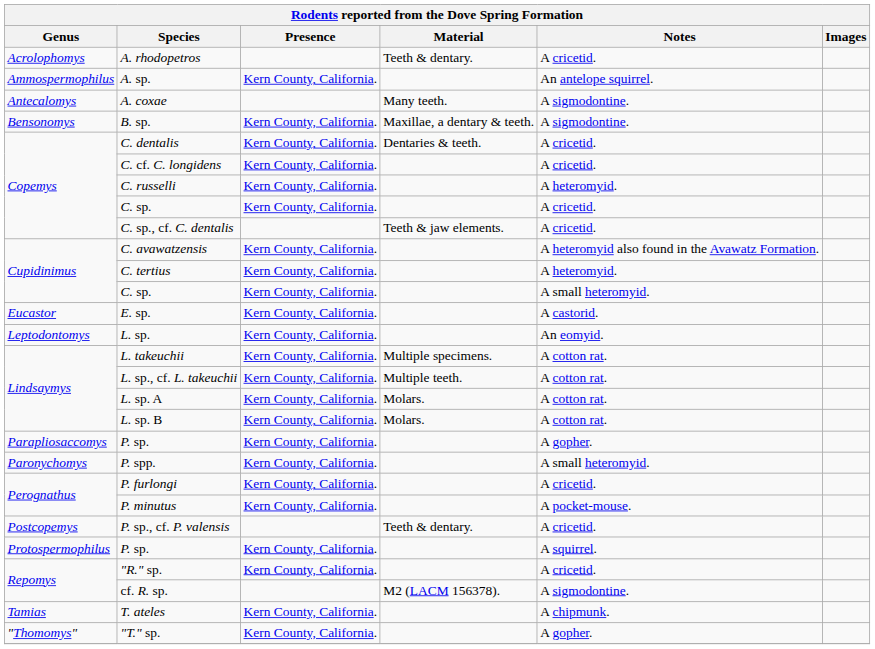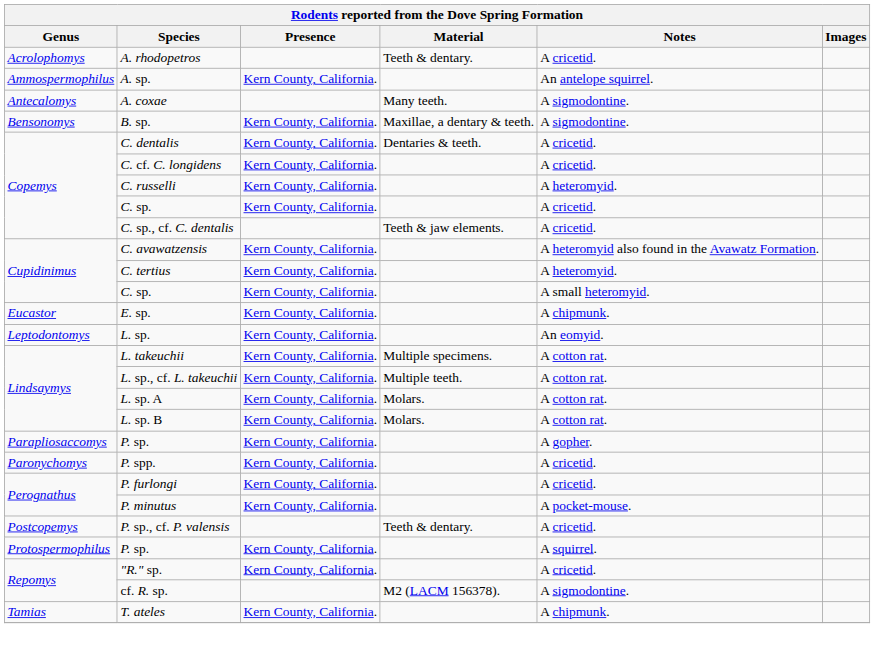(569, 313) A castorid. -> (575, 313) A chipmunk.
(595, 462) A small heteromyid. -> (568, 462) A cricetid.
- row: (42, 633)
